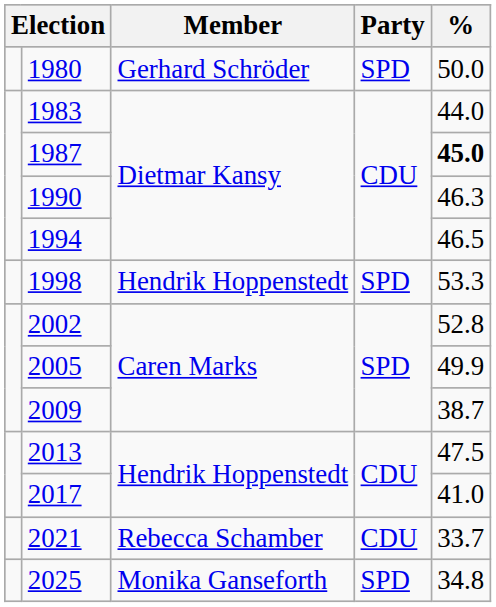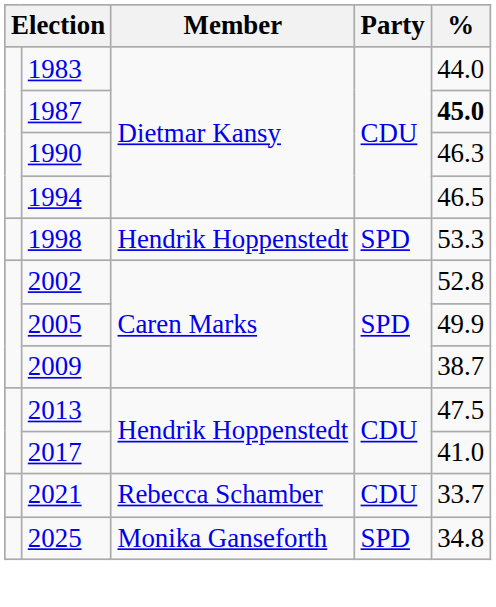- row: (55, 68)
